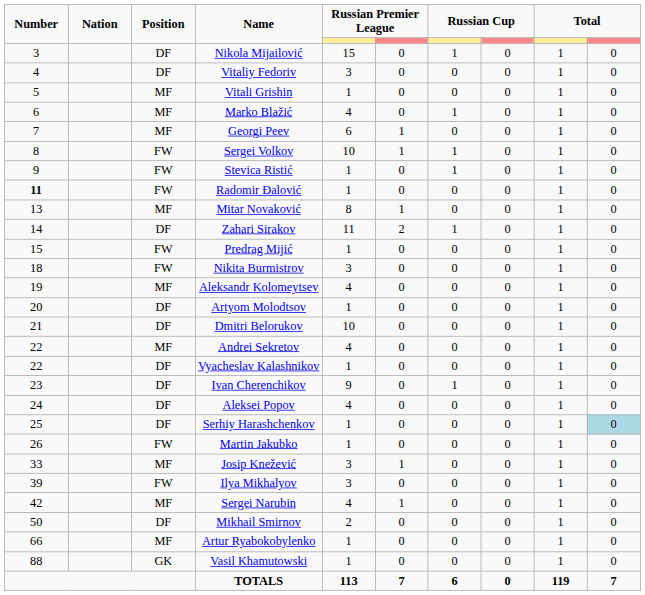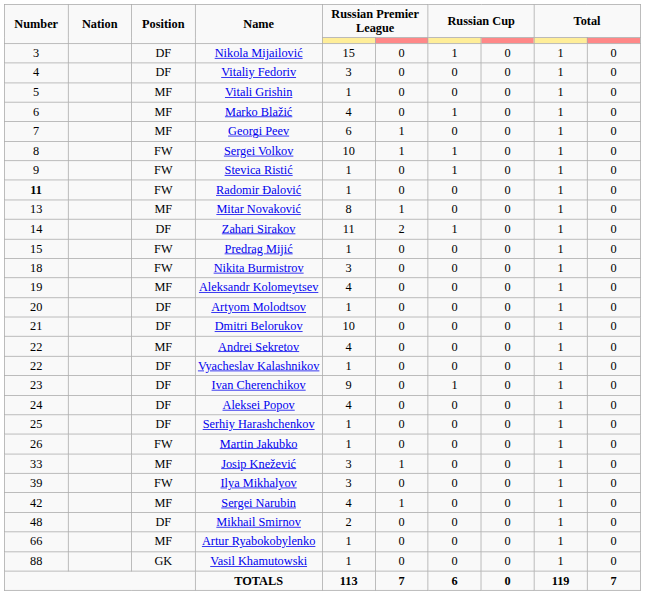(614, 424) lightblue background -> (614, 424) no background
(36, 522) 50 -> (36, 522) 48
